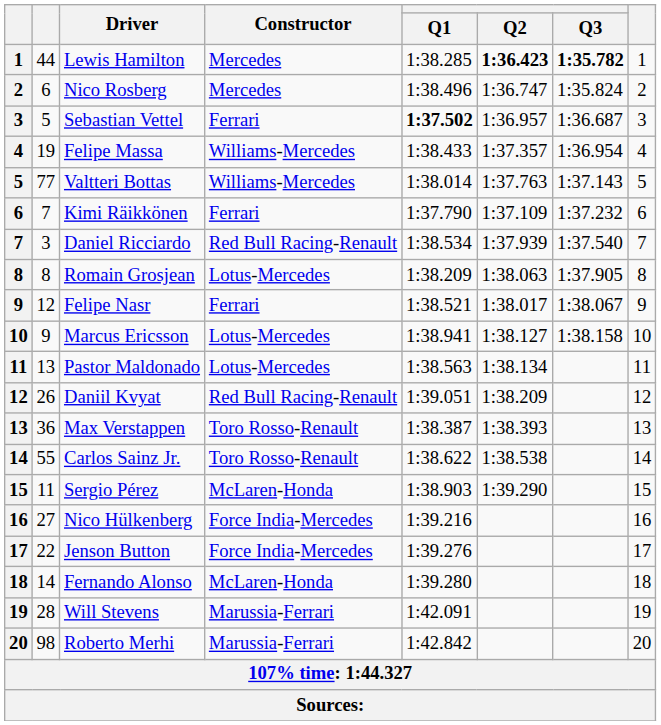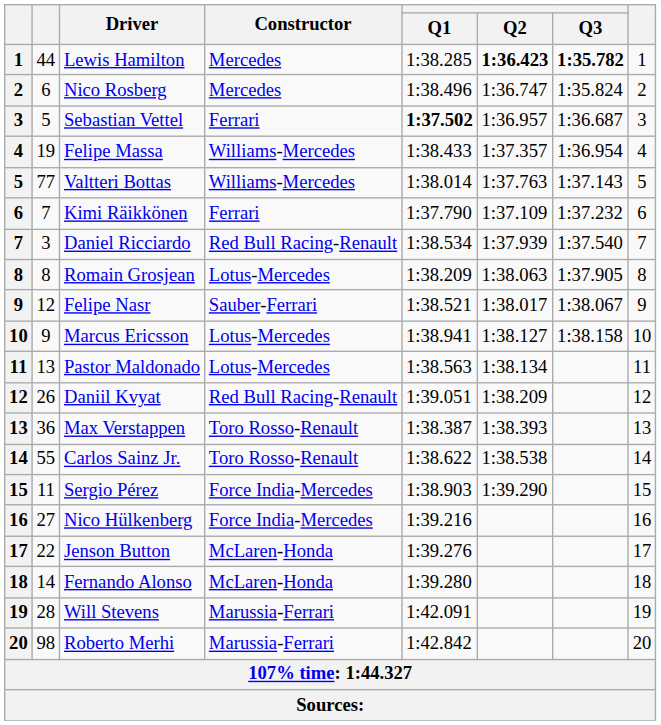(234, 304) Ferrari -> (263, 304) Sauber-Ferrari
(271, 489) McLaren-Honda -> (291, 489) Force India-Mercedes
(291, 550) Force India-Mercedes -> (271, 550) McLaren-Honda
